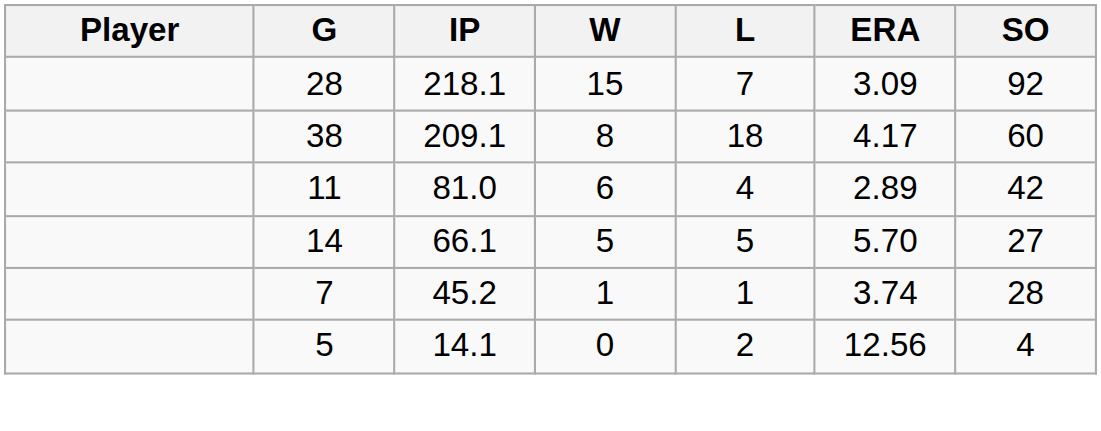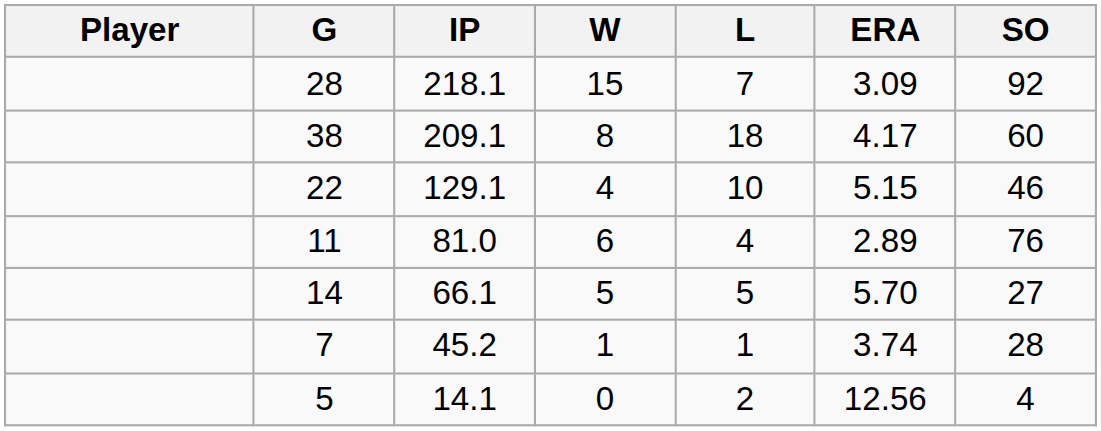+ row: (324, 188)
(1026, 188) 42 -> (1026, 240) 76
